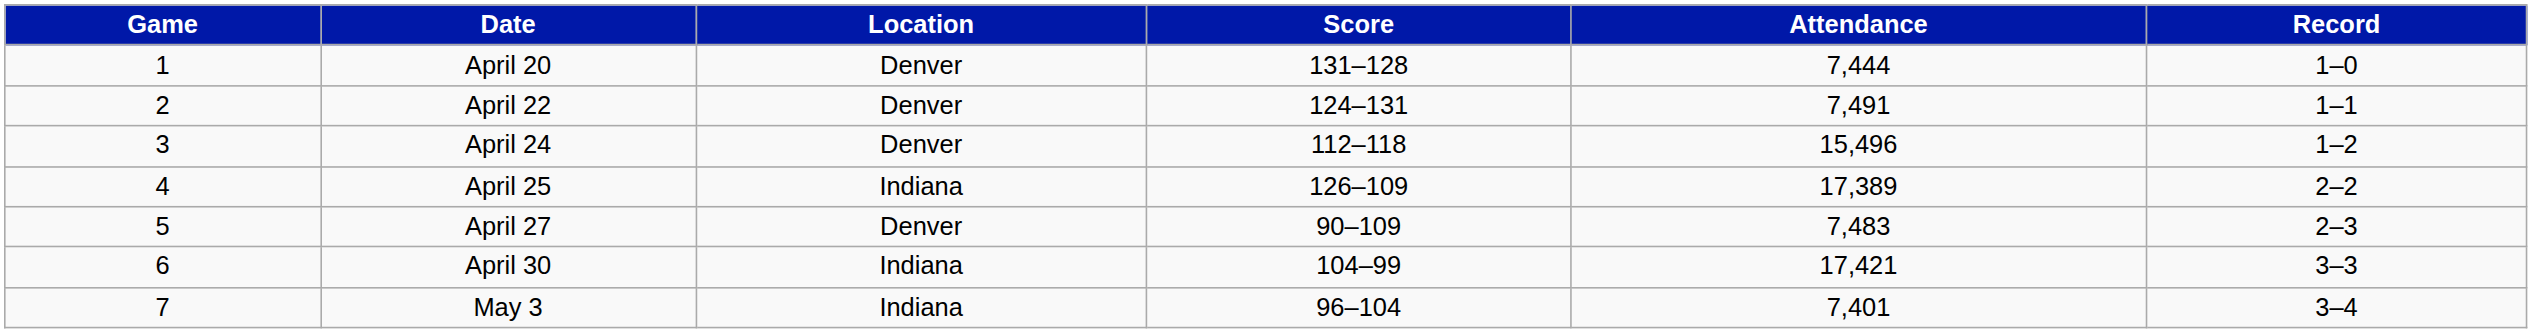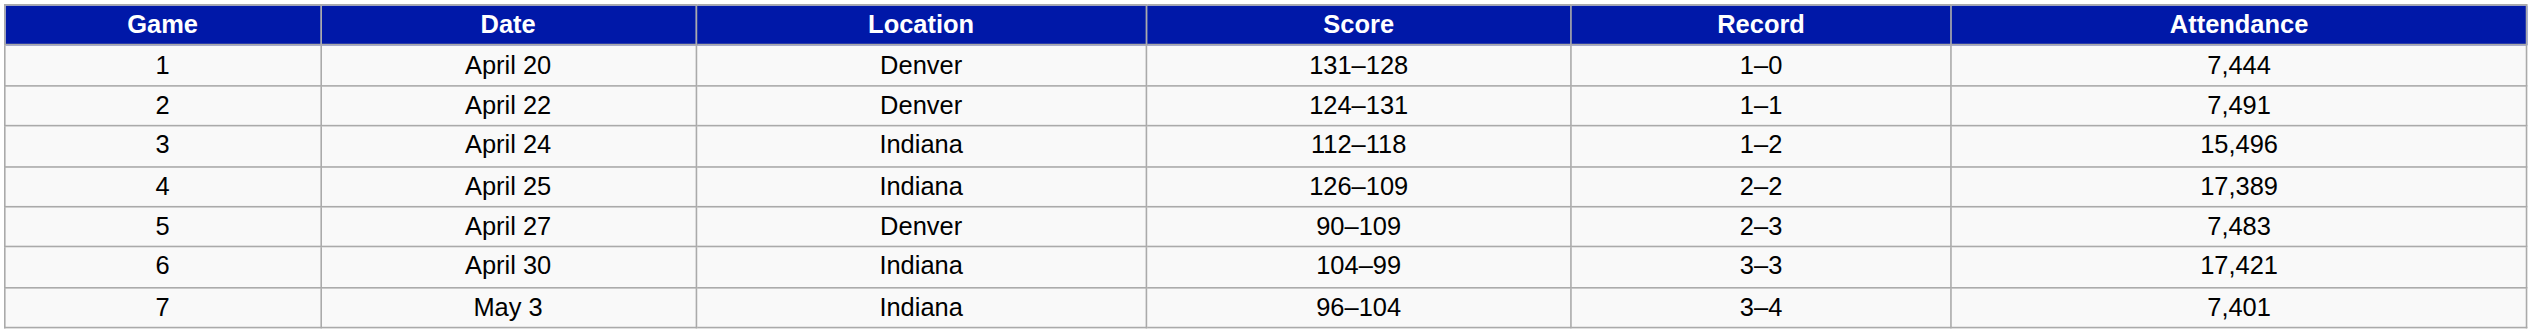columns swapped: (2337, 24) <-> (1858, 24)
(921, 145) Denver -> (921, 145) Indiana
